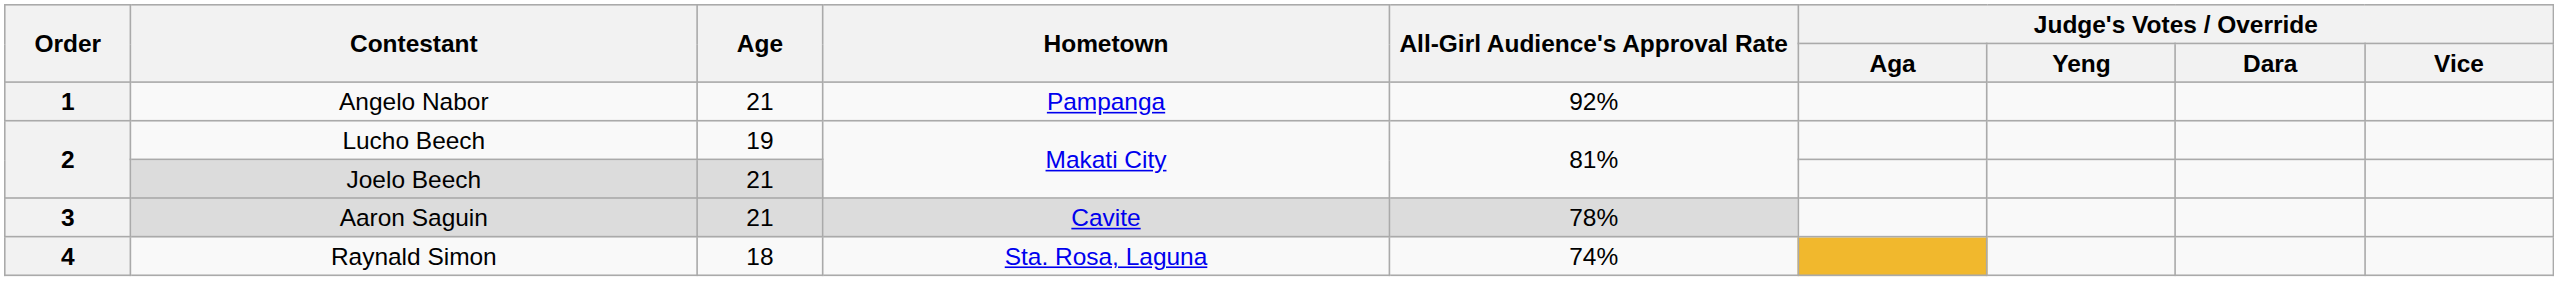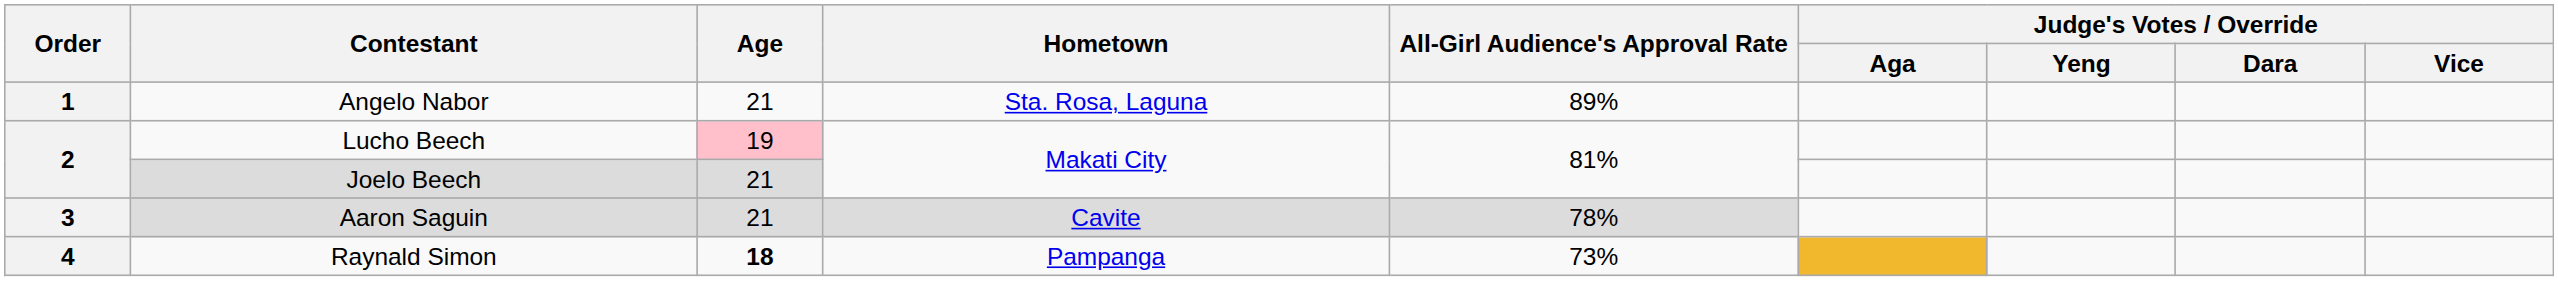(1106, 102) Pampanga -> (1106, 102) Sta. Rosa, Laguna
(1594, 102) 92% -> (1594, 102) 89%
(760, 141) no background -> (760, 141) pink background
(760, 257) normal -> (760, 257) bold
(1106, 257) Sta. Rosa, Laguna -> (1106, 257) Pampanga
(1594, 257) 74% -> (1594, 257) 73%
